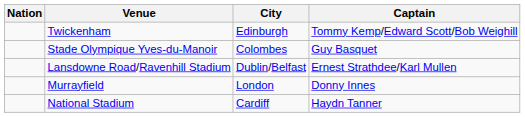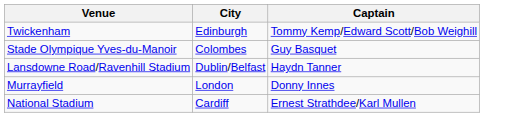- column: (25, 13)
(384, 67) Ernest Strathdee/Karl Mullen -> (306, 67) Haydn Tanner
(347, 103) Haydn Tanner -> (343, 103) Ernest Strathdee/Karl Mullen
